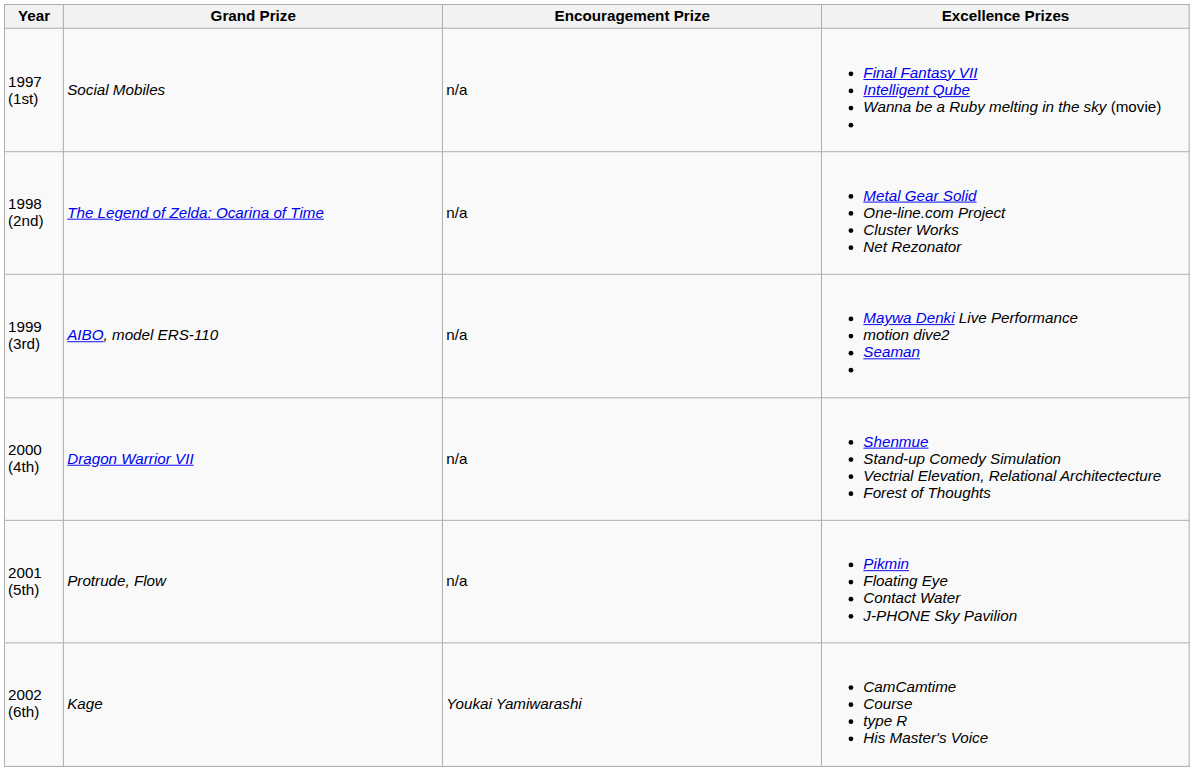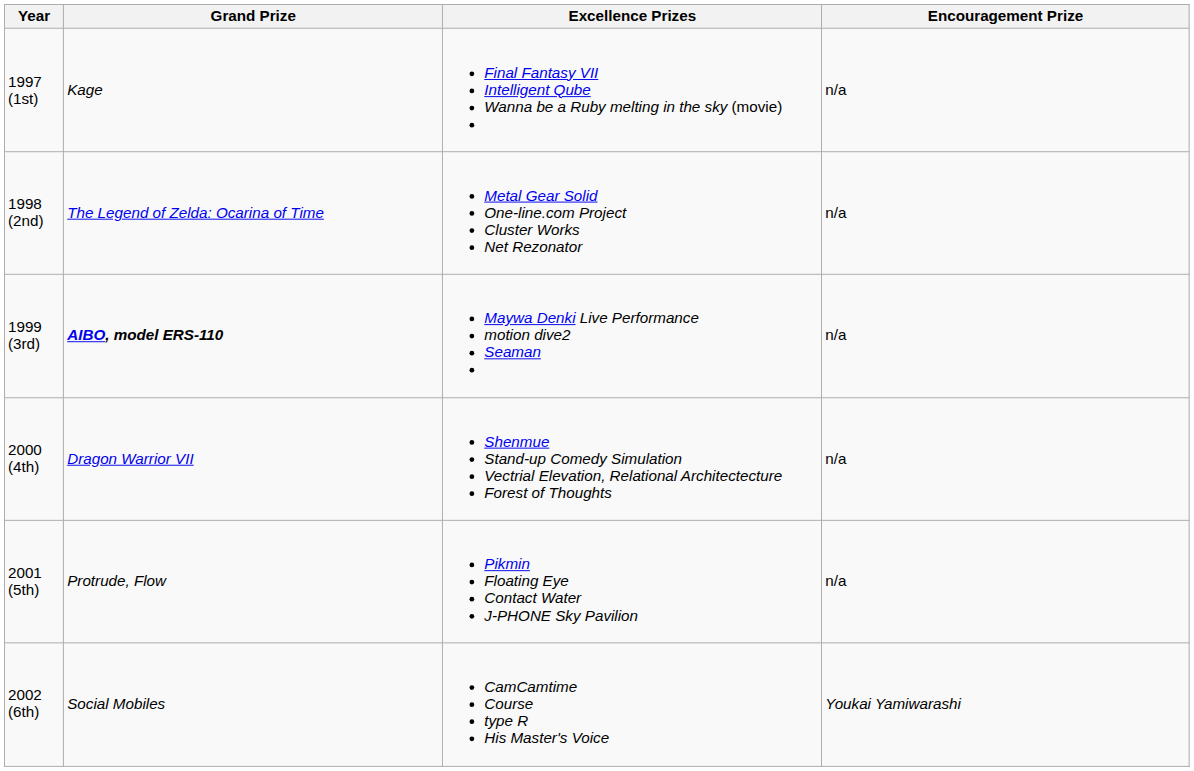columns swapped: (1005, 16) <-> (632, 16)
(116, 90) Social Mobiles -> (85, 90) Kage
(143, 335) normal -> (145, 335) bold
(85, 704) Kage -> (116, 704) Social Mobiles
